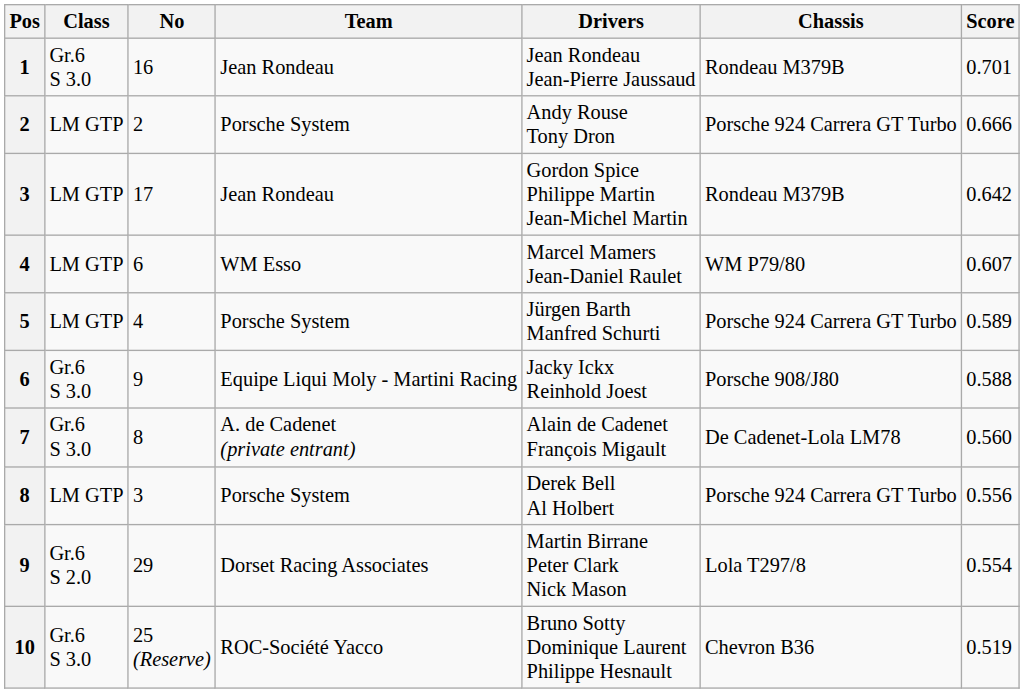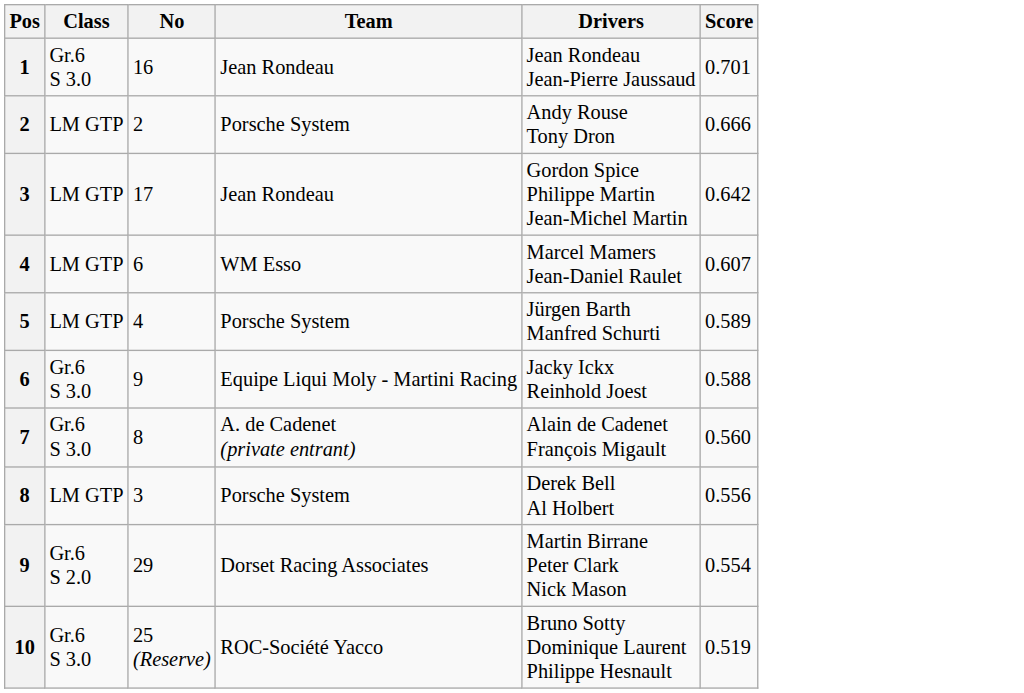- column: (831, 21)
